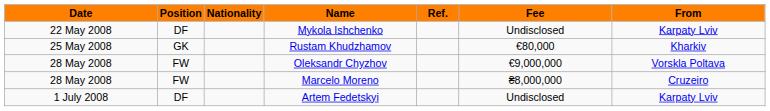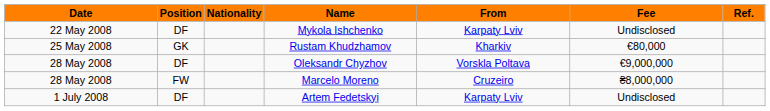columns swapped: (688, 13) <-> (438, 13)
(181, 64) FW -> (181, 64) DF
